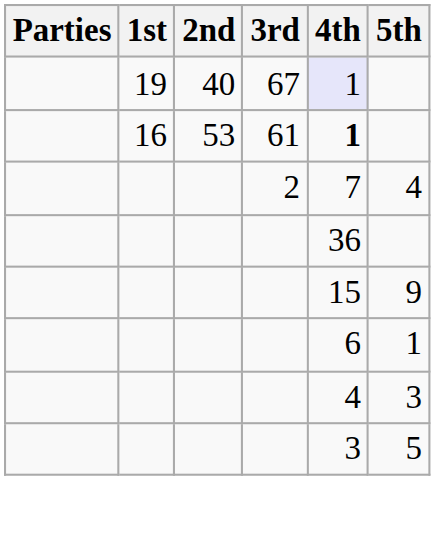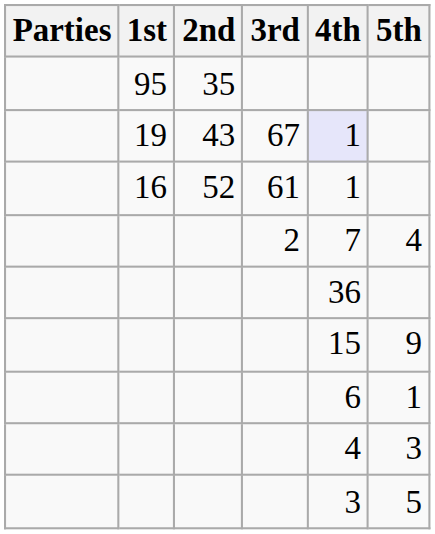+ row: (150, 82)
(219, 82) 40 -> (219, 135) 43
(219, 135) 53 -> (219, 187) 52
(353, 135) bold -> (353, 187) normal
